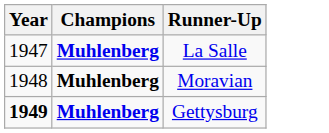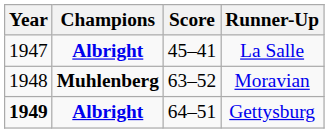+ column: (192, 19)
(108, 50) Muhlenberg -> (108, 50) Albright
(108, 111) Muhlenberg -> (108, 111) Albright
